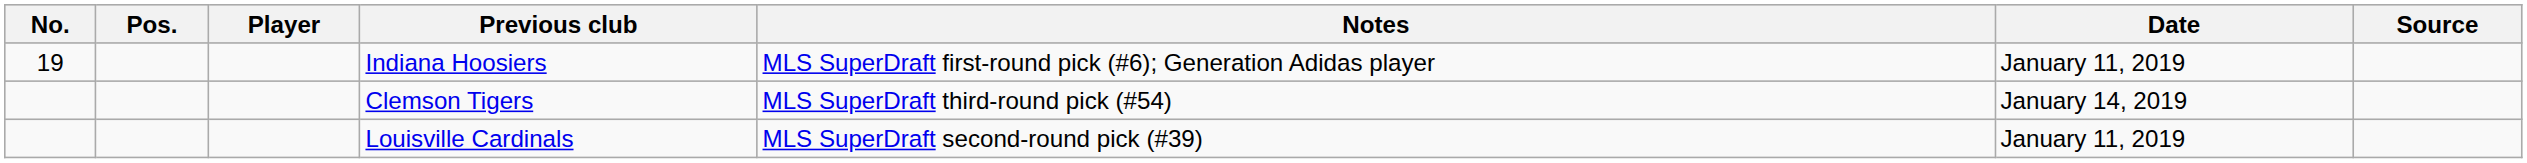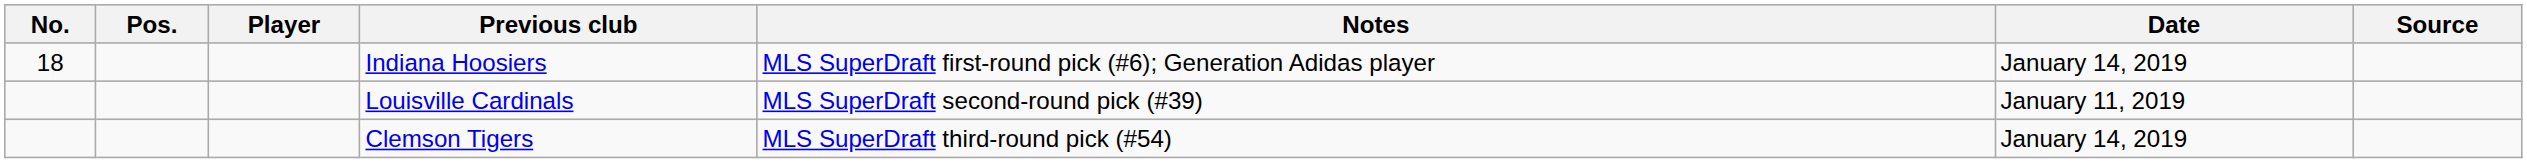(50, 62) 19 -> (50, 62) 18
(2093, 62) January 11, 2019 -> (2094, 62) January 14, 2019
rows swapped: (469, 139) <-> (449, 101)
